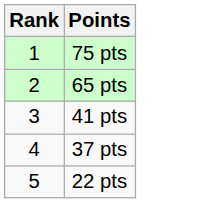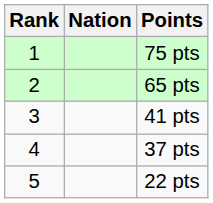+ column: (100, 20)
